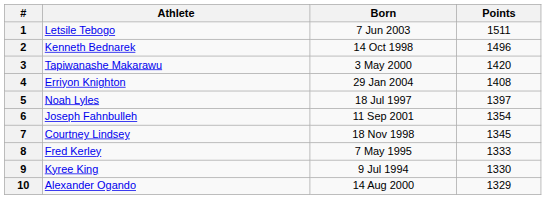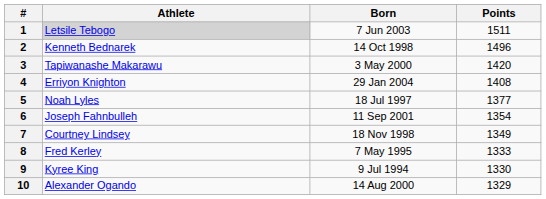(80, 31) no background -> (80, 31) lightgrey background
(499, 100) 1397 -> (499, 100) 1377
(499, 134) 1345 -> (499, 134) 1349
